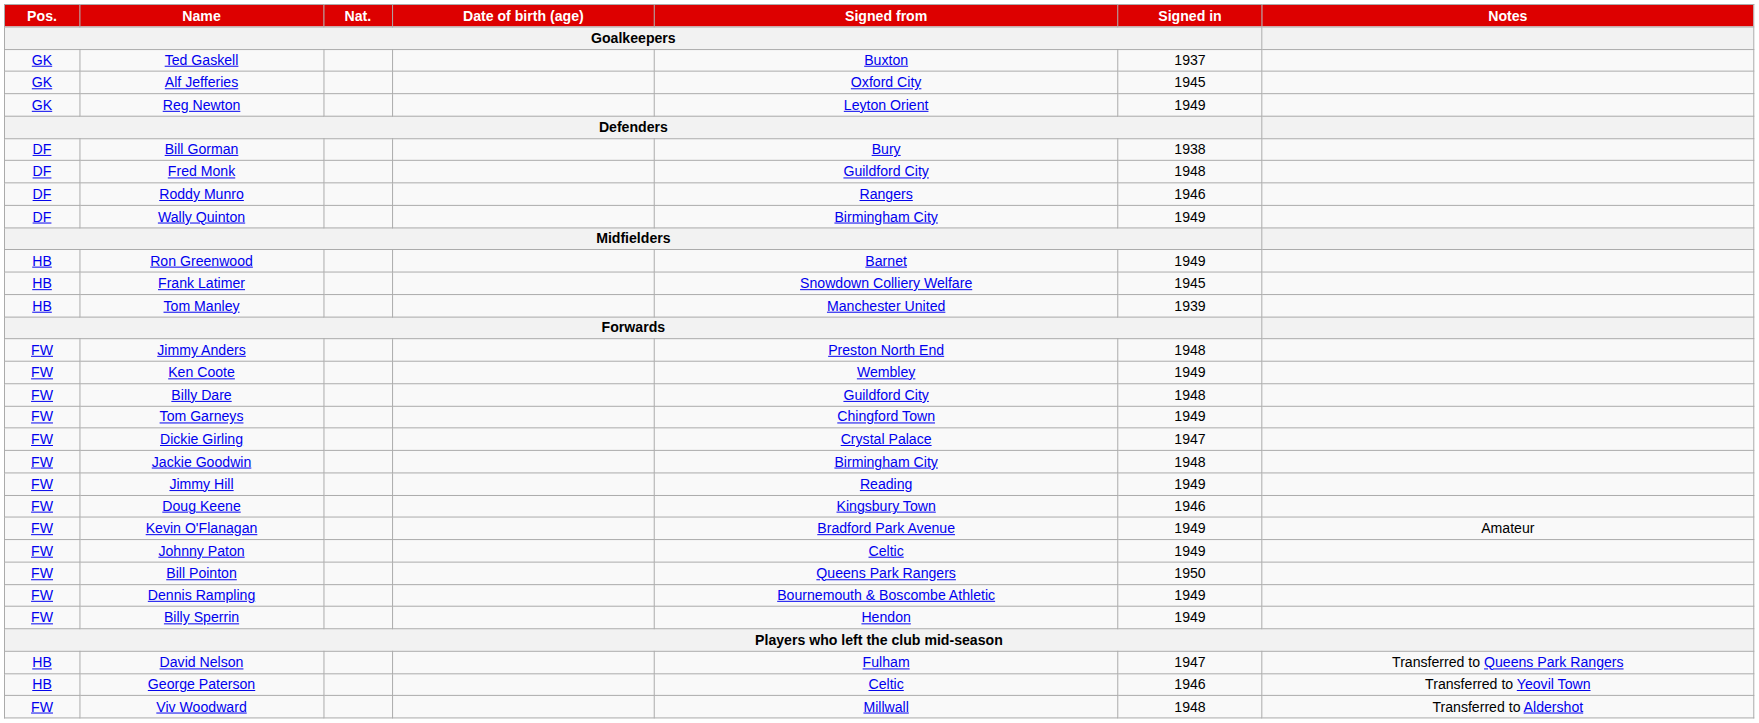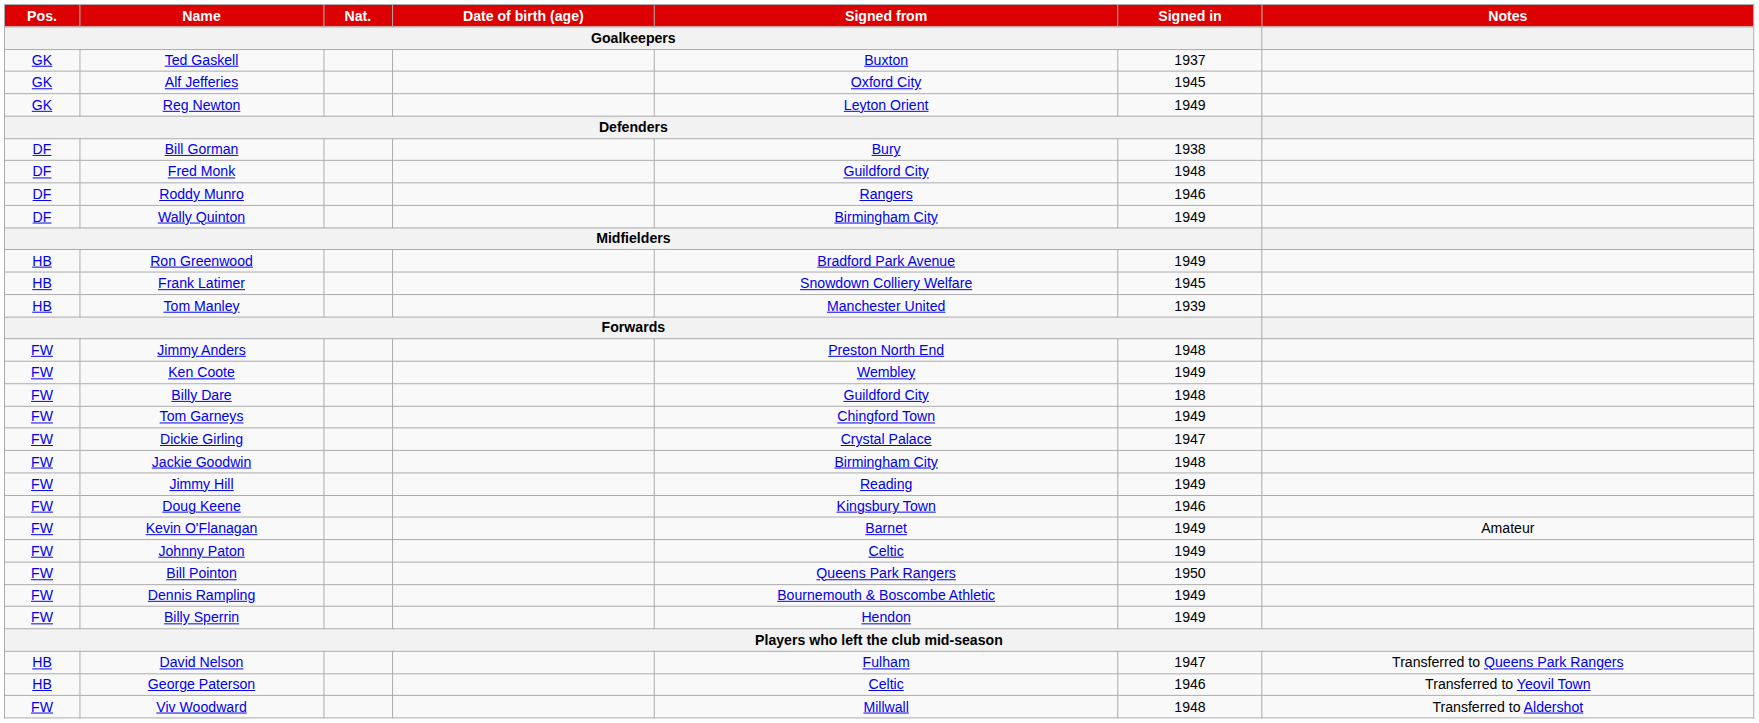(886, 261) Barnet -> (886, 261) Bradford Park Avenue
(886, 529) Bradford Park Avenue -> (886, 529) Barnet
